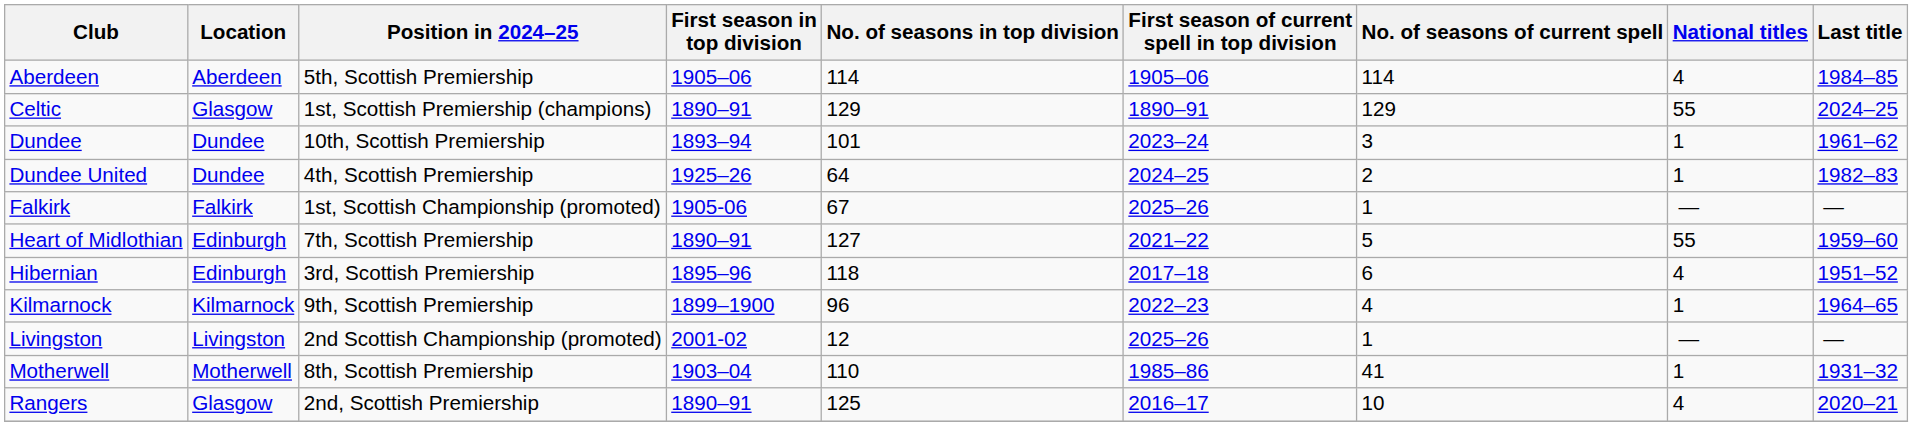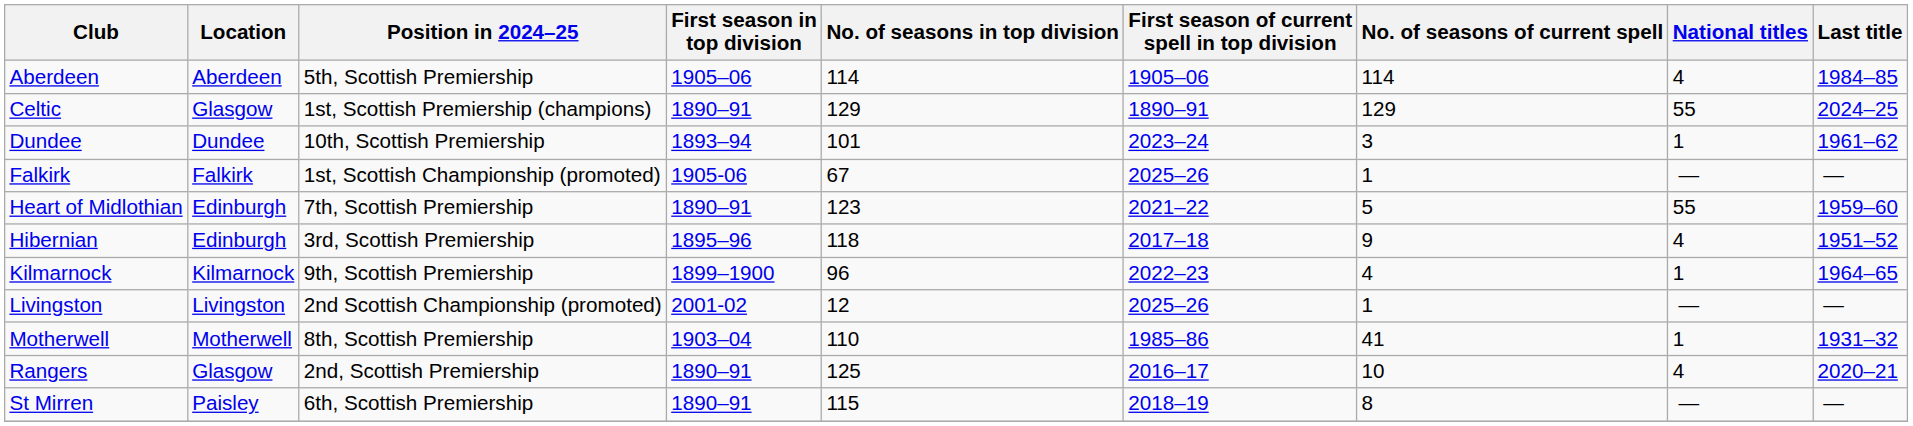- row: (78, 175)
(844, 240) 127 -> (844, 207) 123
(1367, 273) 6 -> (1367, 240) 9
+ row: (51, 404)
